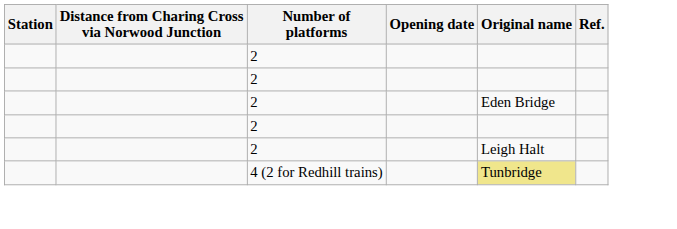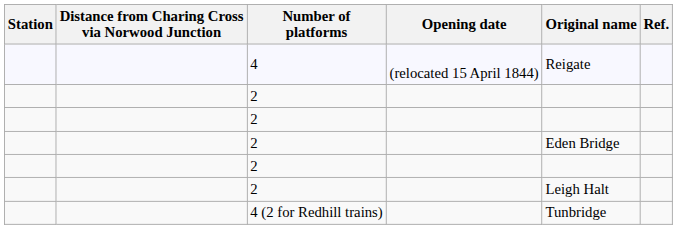+ row: (254, 64)
(511, 172) khaki background -> (576, 212) no background
